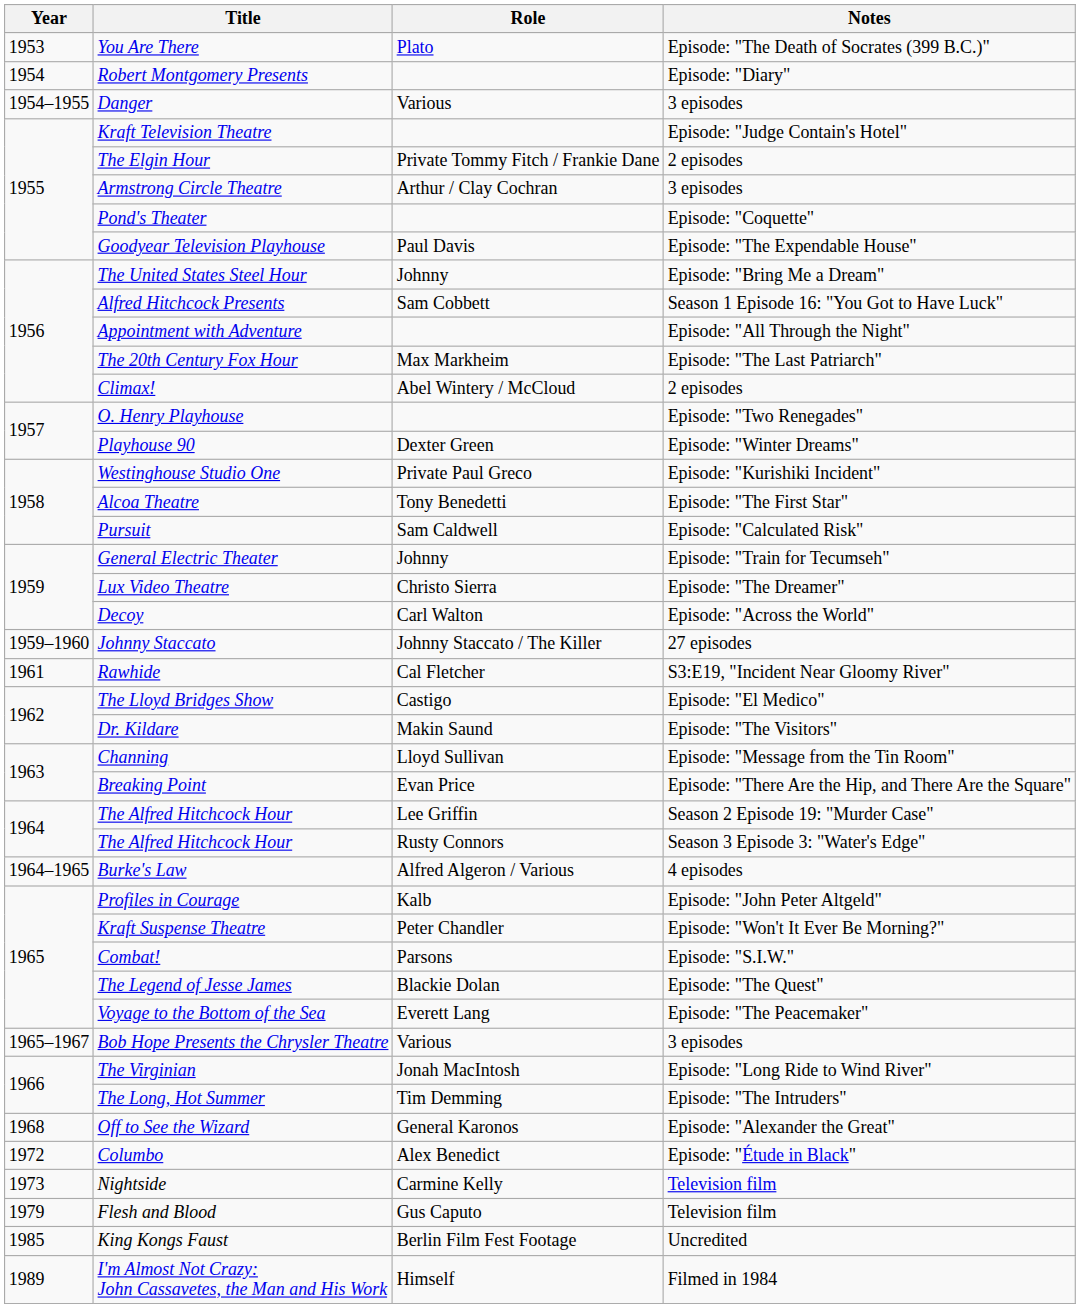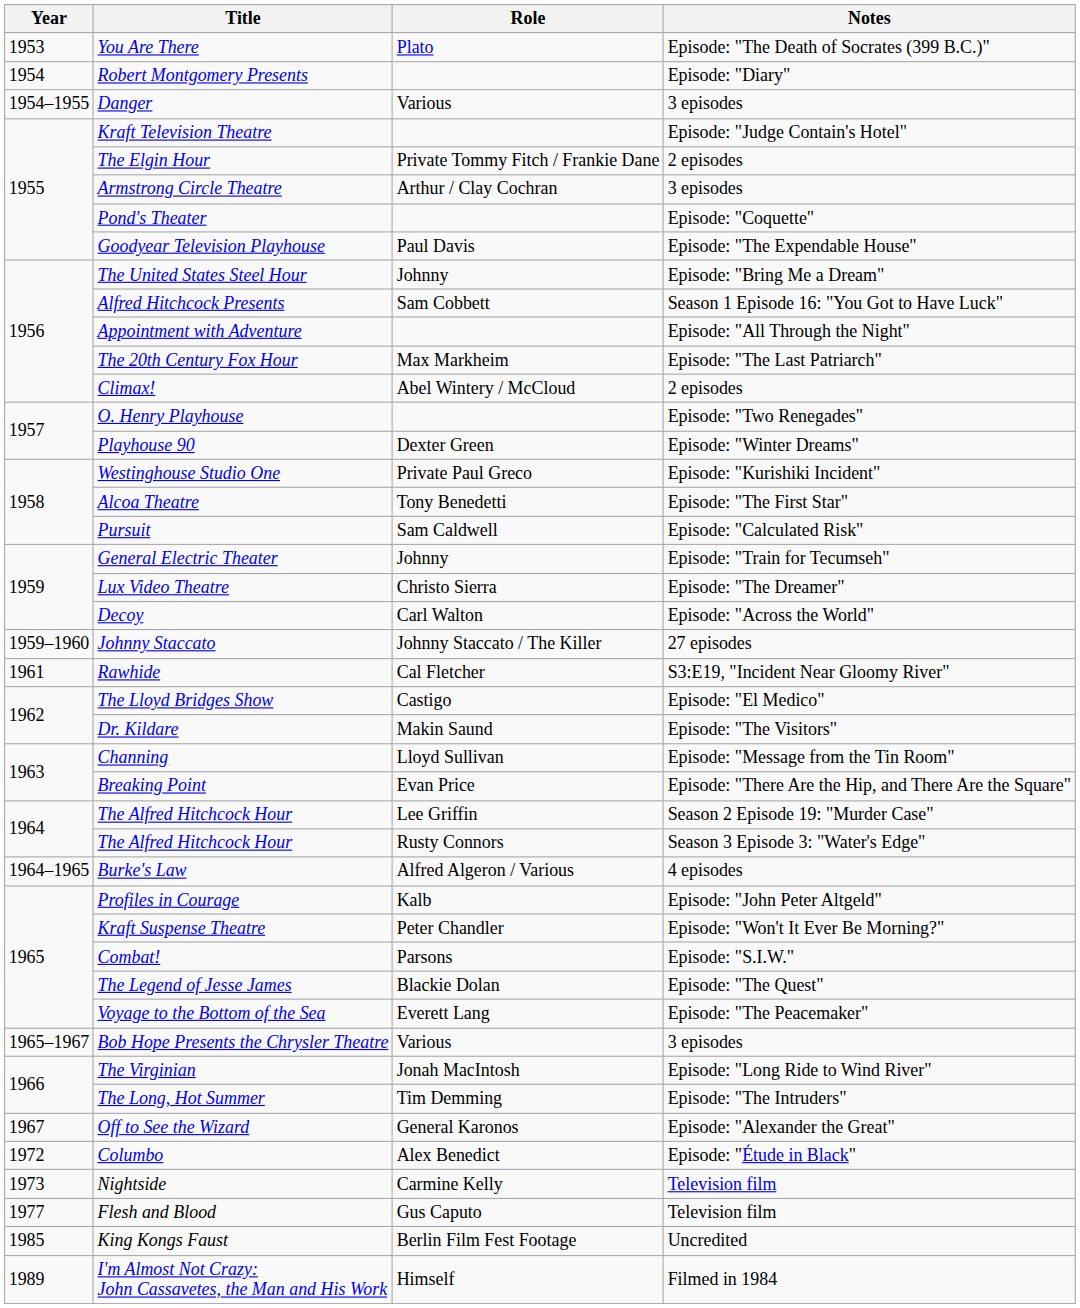(27, 1127) 1968 -> (27, 1127) 1967
(27, 1212) 1979 -> (27, 1212) 1977
